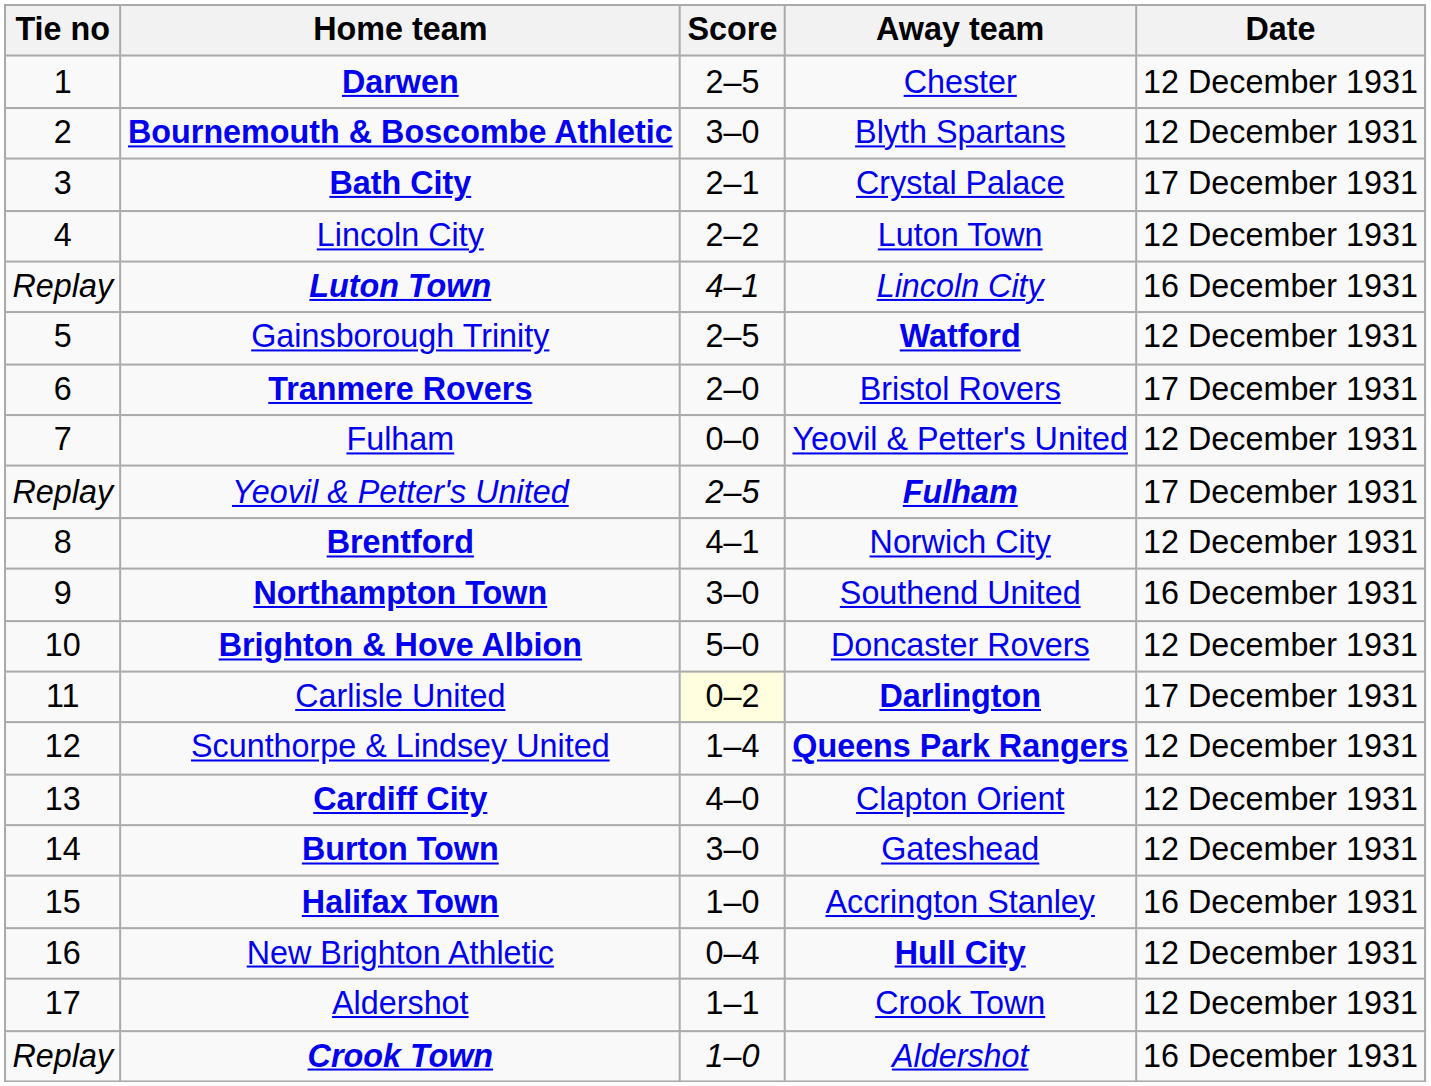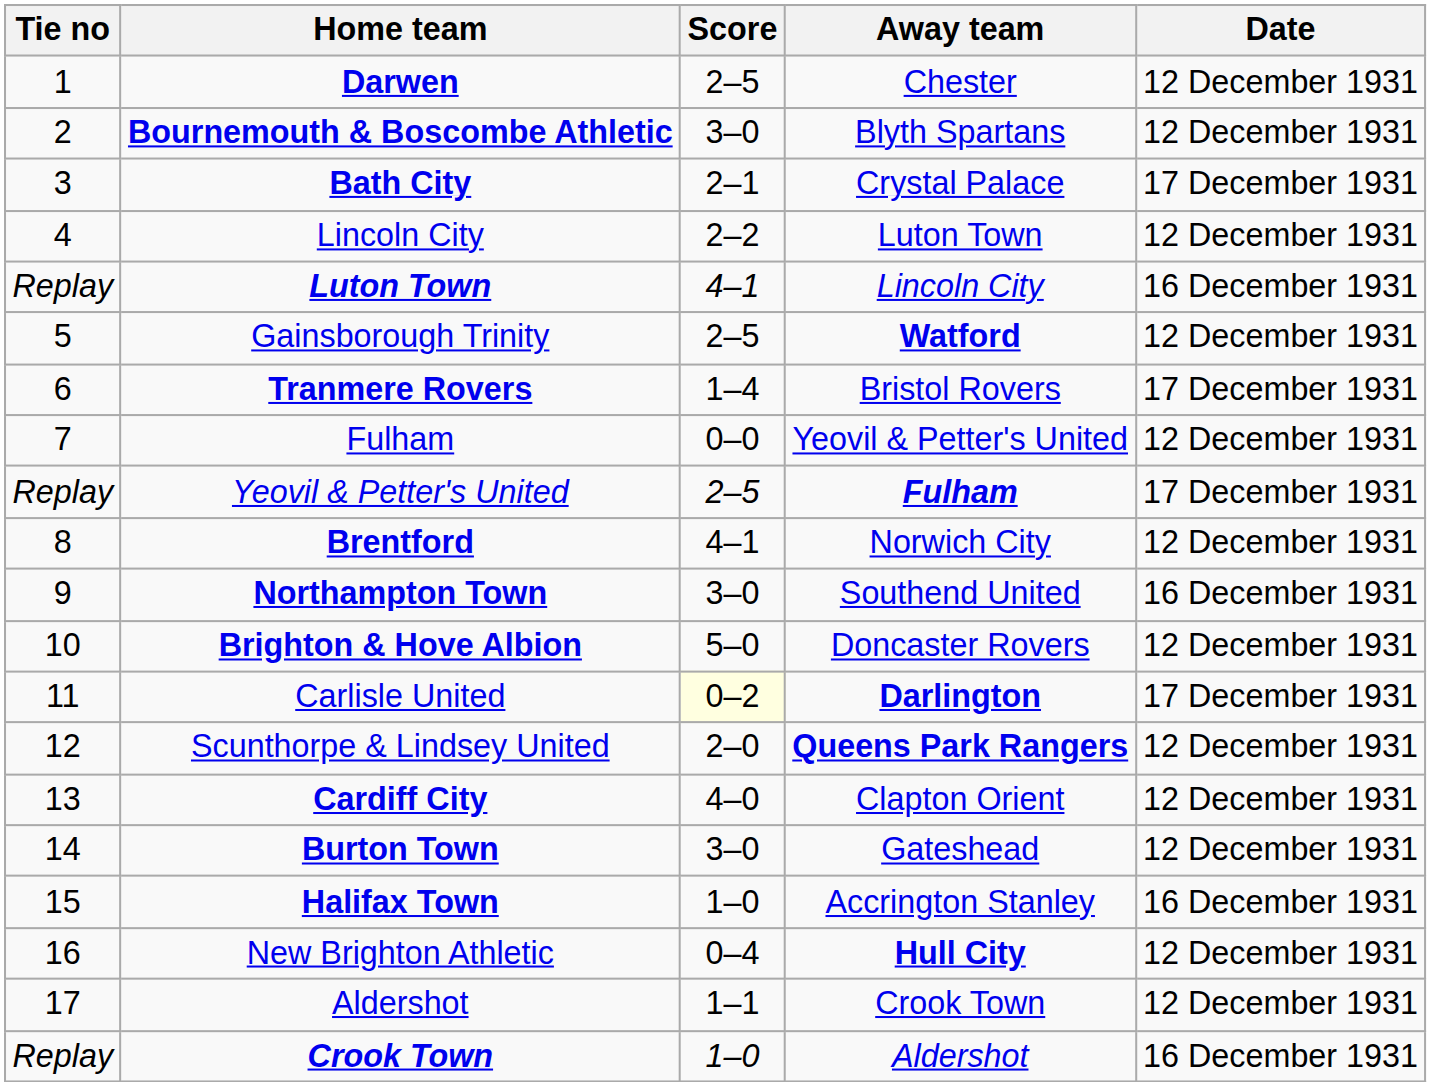(732, 388) 2–0 -> (732, 388) 1–4
(732, 747) 1–4 -> (732, 747) 2–0
